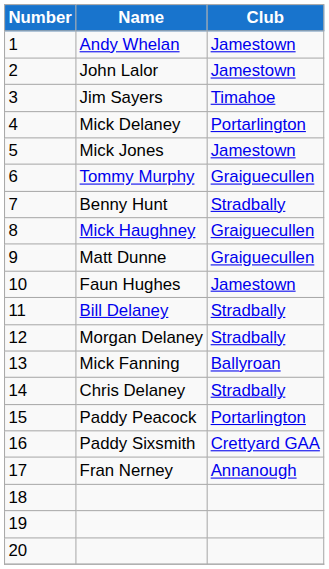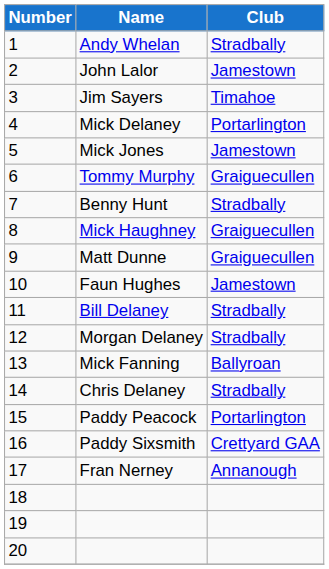(253, 44) Jamestown -> (248, 44) Stradbally
